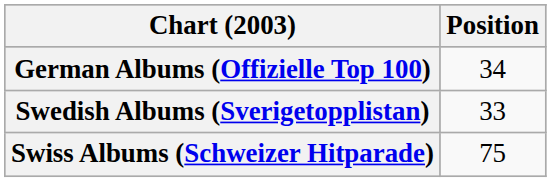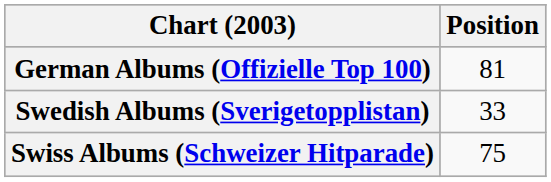(493, 68) 34 -> (493, 68) 81
